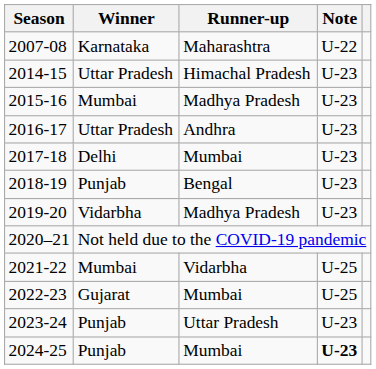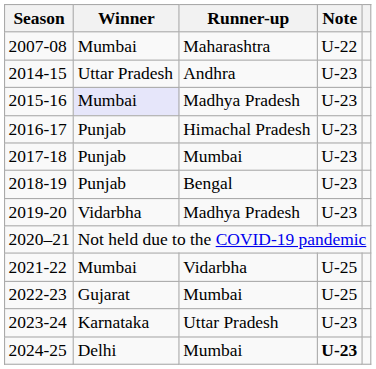(113, 45) Karnataka -> (107, 45) Mumbai
(247, 73) Himachal Pradesh -> (209, 73) Andhra
(107, 101) no background -> (107, 101) lavender background
(125, 128) Uttar Pradesh -> (102, 128) Punjab
(209, 128) Andhra -> (247, 128) Himachal Pradesh
(97, 156) Delhi -> (102, 156) Punjab
(102, 322) Punjab -> (113, 322) Karnataka
(102, 350) Punjab -> (97, 350) Delhi
